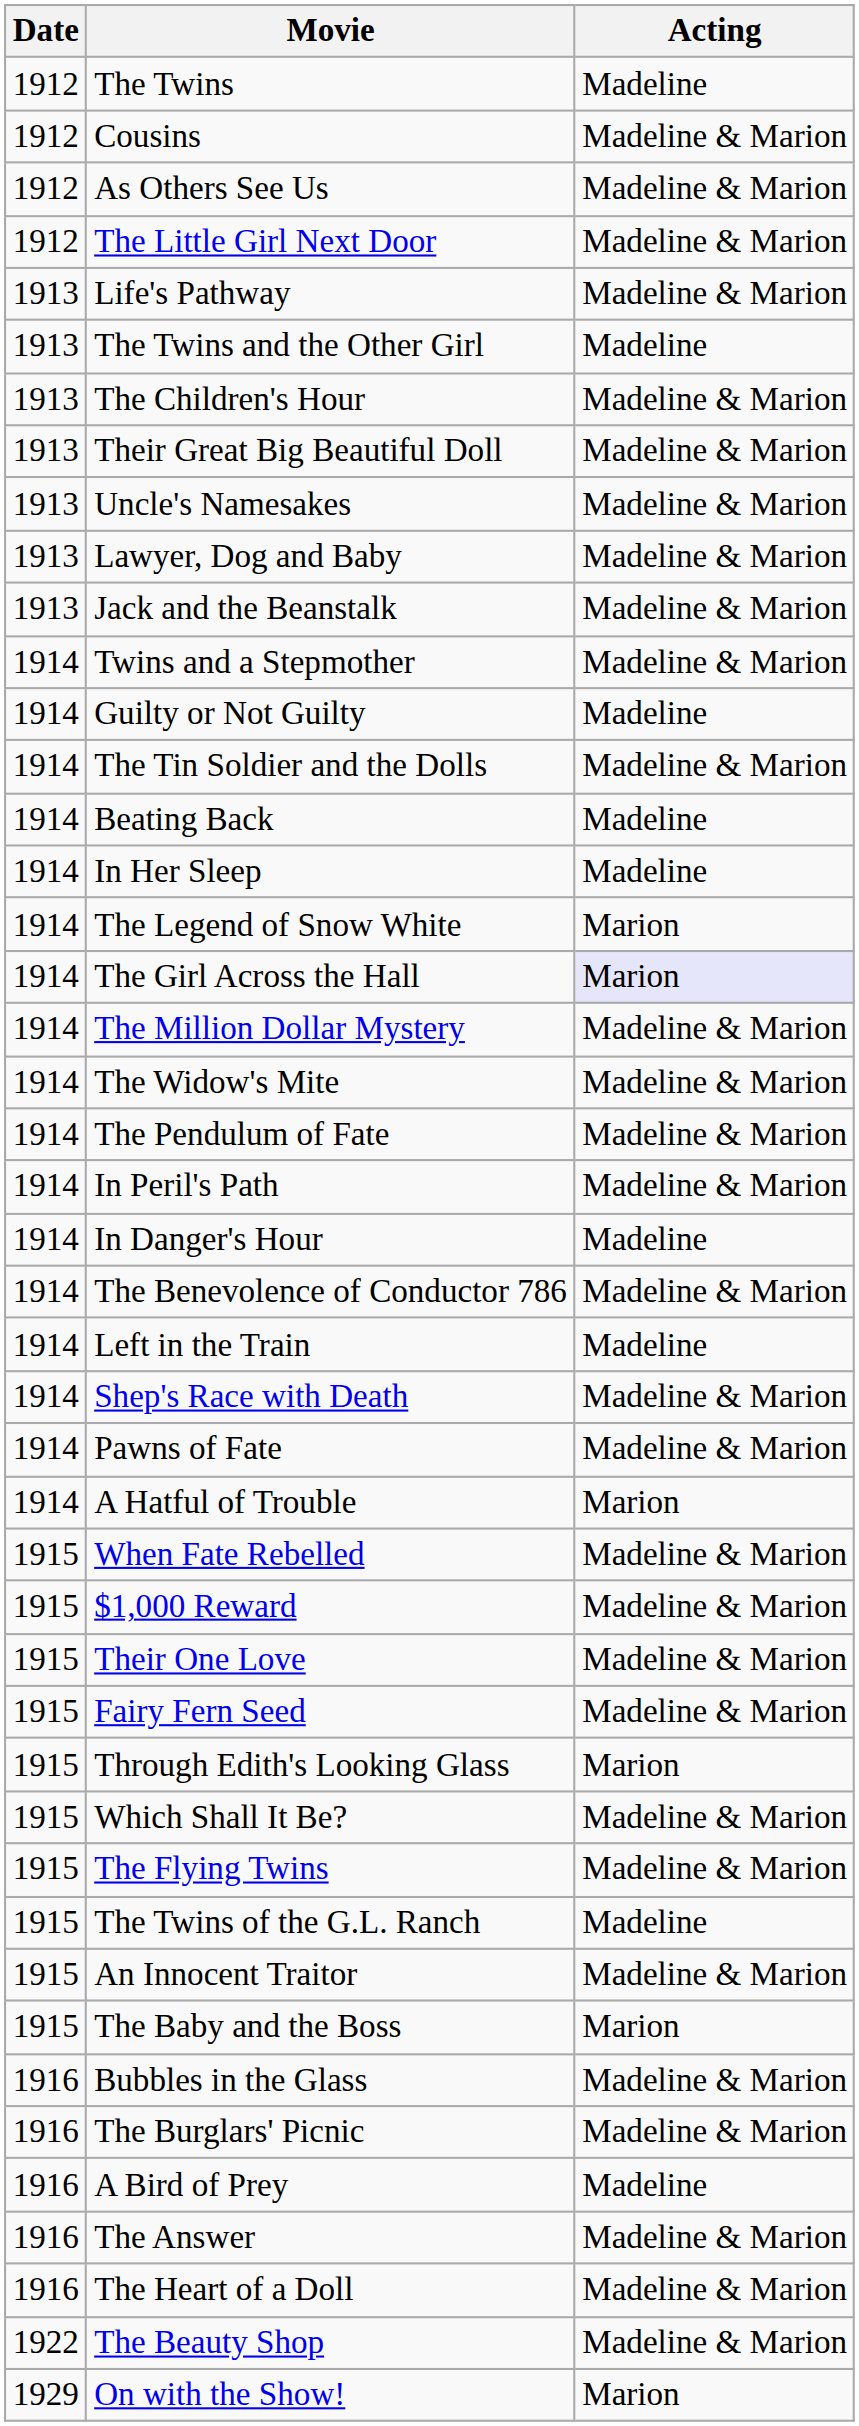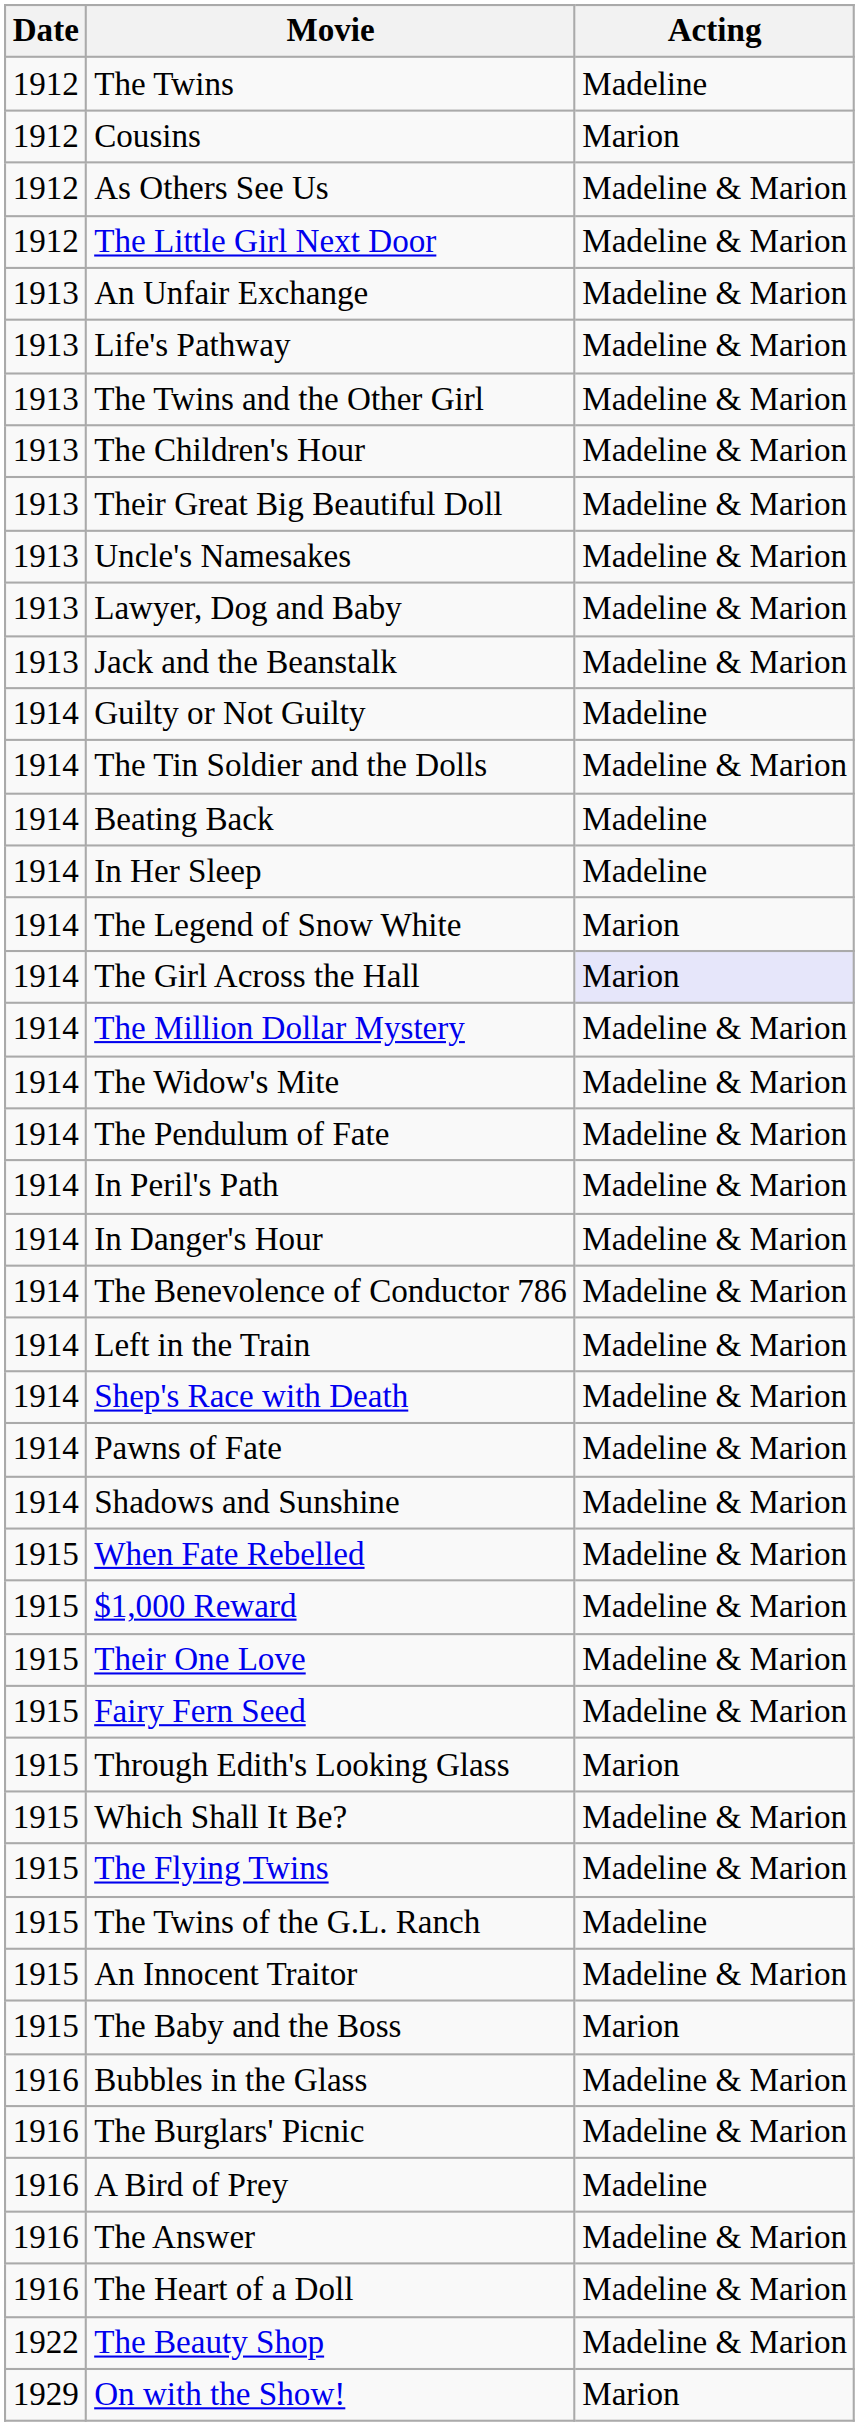(715, 135) Madeline & Marion -> (631, 135) Marion
+ row: (231, 293)
(645, 345) Madeline -> (715, 398) Madeline & Marion
- row: (254, 661)
(645, 1238) Madeline -> (715, 1238) Madeline & Marion
(645, 1343) Madeline -> (715, 1343) Madeline & Marion
+ row: (247, 1501)
- row: (225, 1501)
